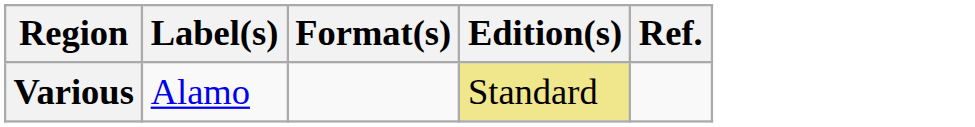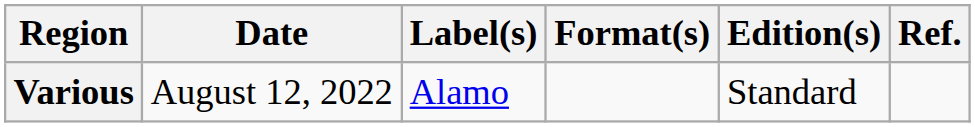+ column: (272, 33)
(533, 91) khaki background -> (792, 91) no background
